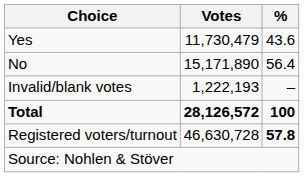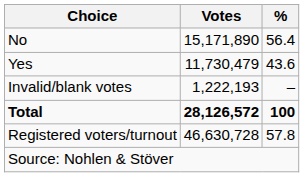rows swapped: (20, 40) <-> (18, 64)
(281, 135) bold -> (281, 135) normal
